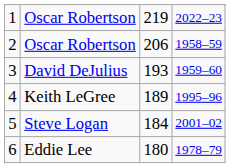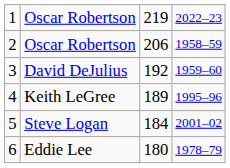(156, 70) 193 -> (156, 70) 192
